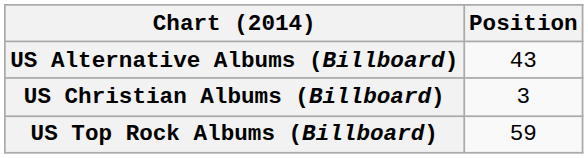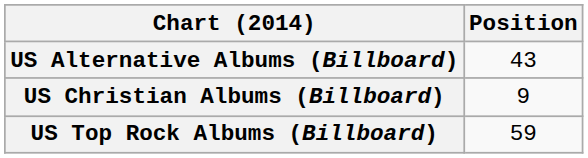(523, 97) 3 -> (523, 97) 9
